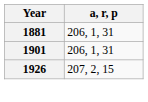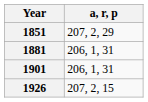+ row: (34, 32)
